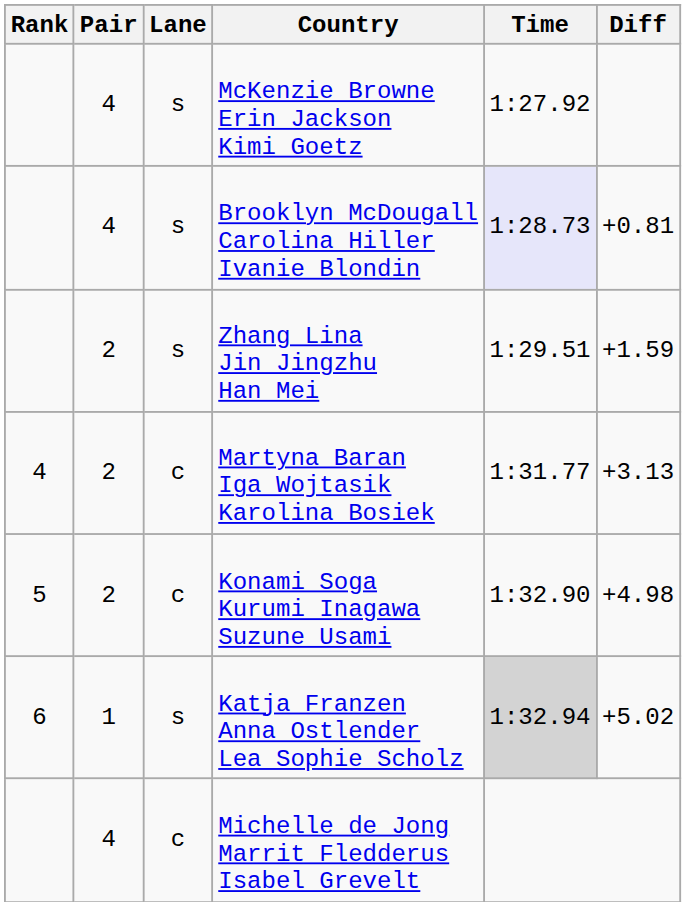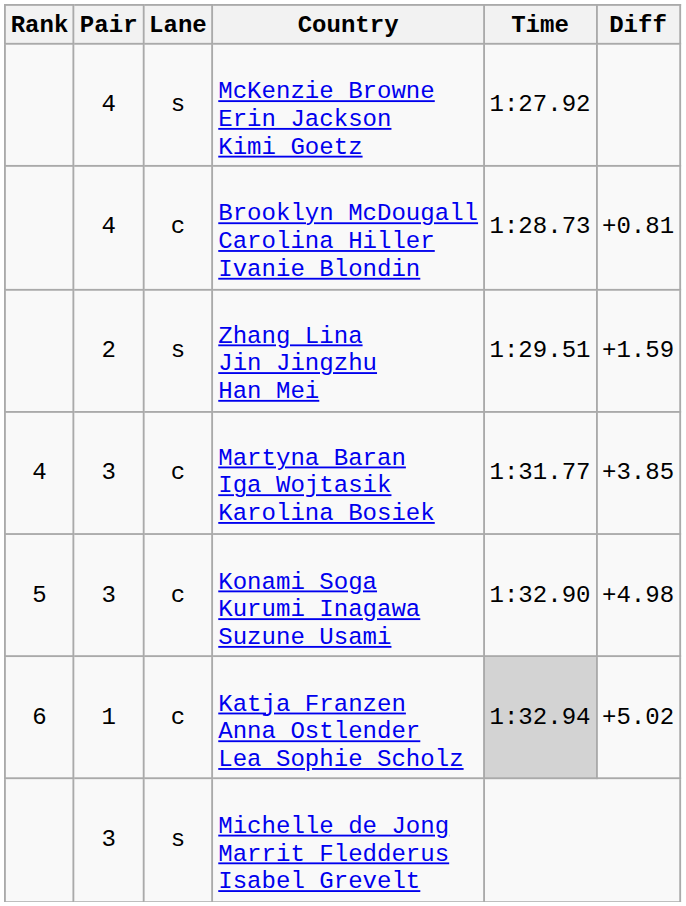(178, 228) s -> (178, 228) c
(540, 228) lavender background -> (540, 228) no background
(109, 473) 2 -> (109, 473) 3
(638, 473) +3.13 -> (638, 473) +3.85
(109, 595) 2 -> (109, 595) 3
(178, 718) s -> (178, 718) c
(109, 840) 4 -> (109, 840) 3
(178, 840) c -> (178, 840) s
